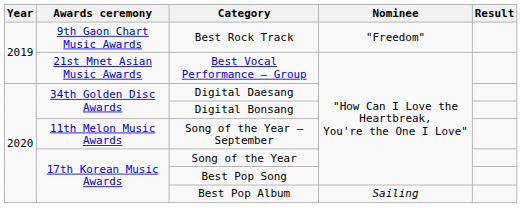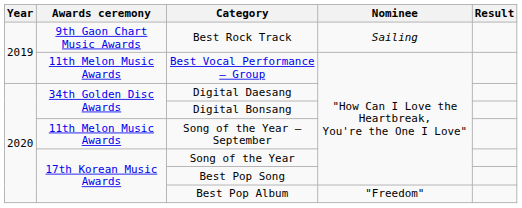(396, 37) "Freedom" -> (395, 37) Sailing
(103, 68) 21st Mnet Asian Music Awards -> (101, 68) 11th Melon Music Awards
(396, 193) Sailing -> (395, 193) "Freedom"
